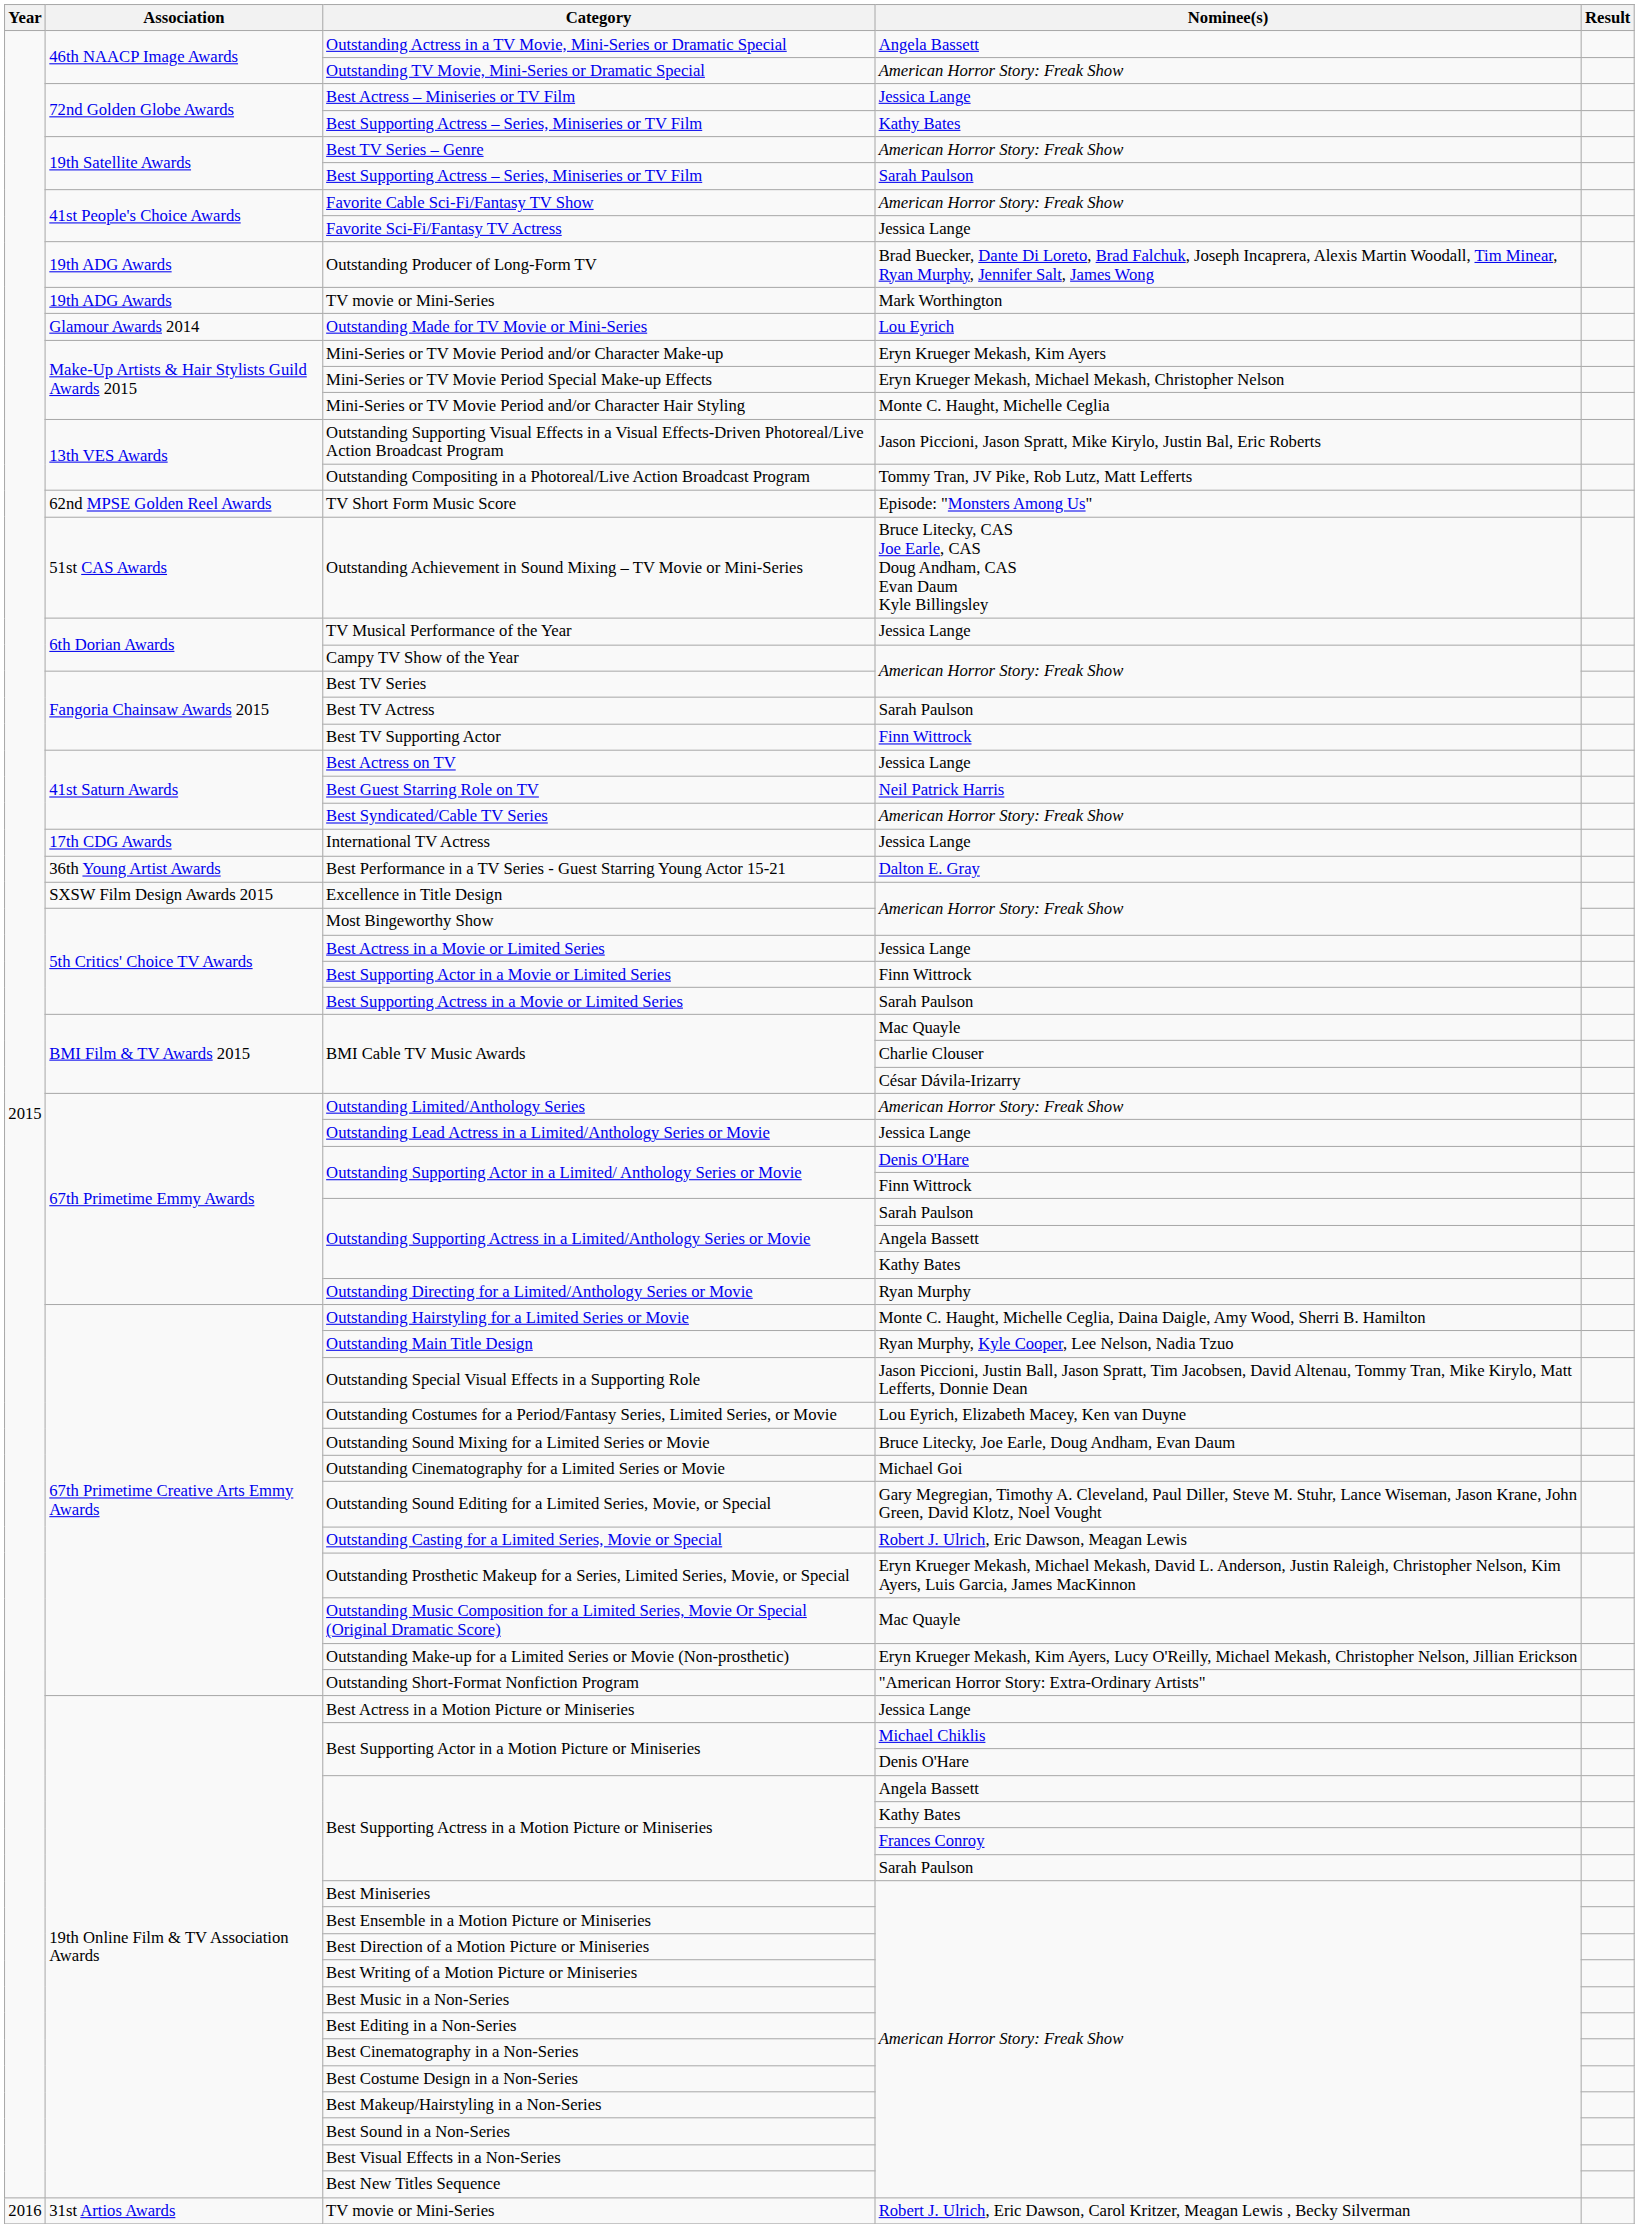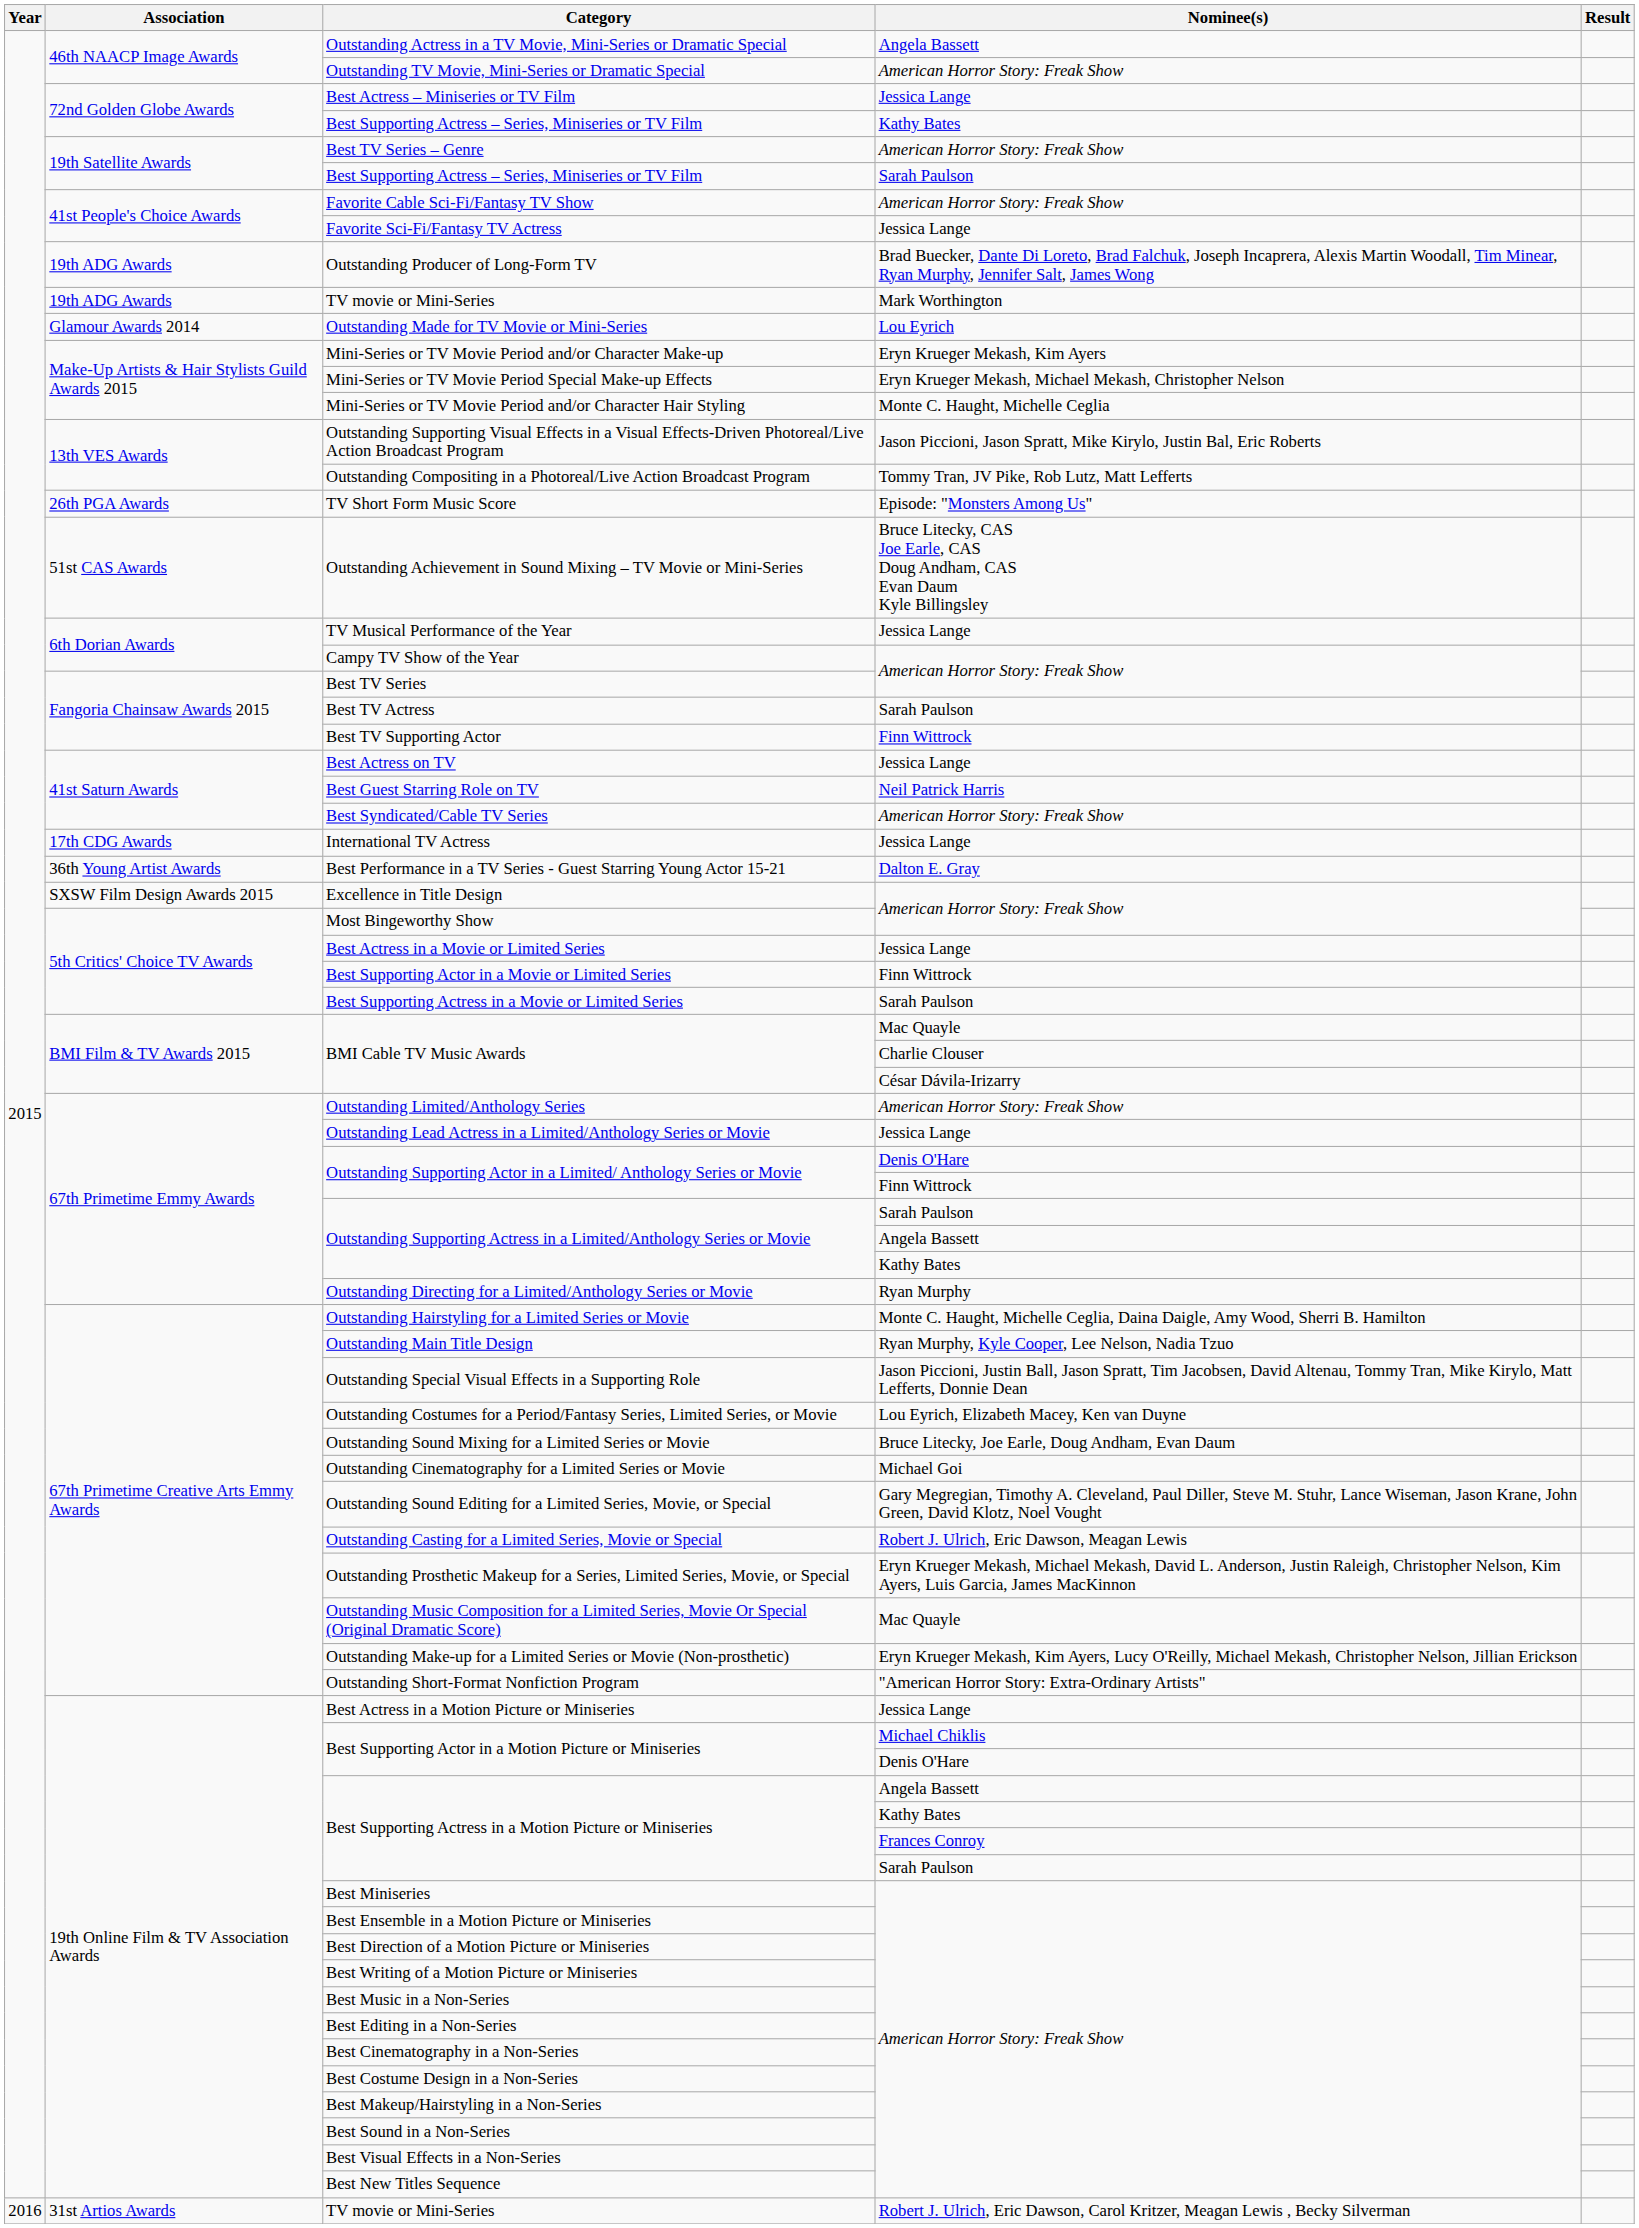(160, 503) 62nd MPSE Golden Reel Awards -> (109, 503) 26th PGA Awards
